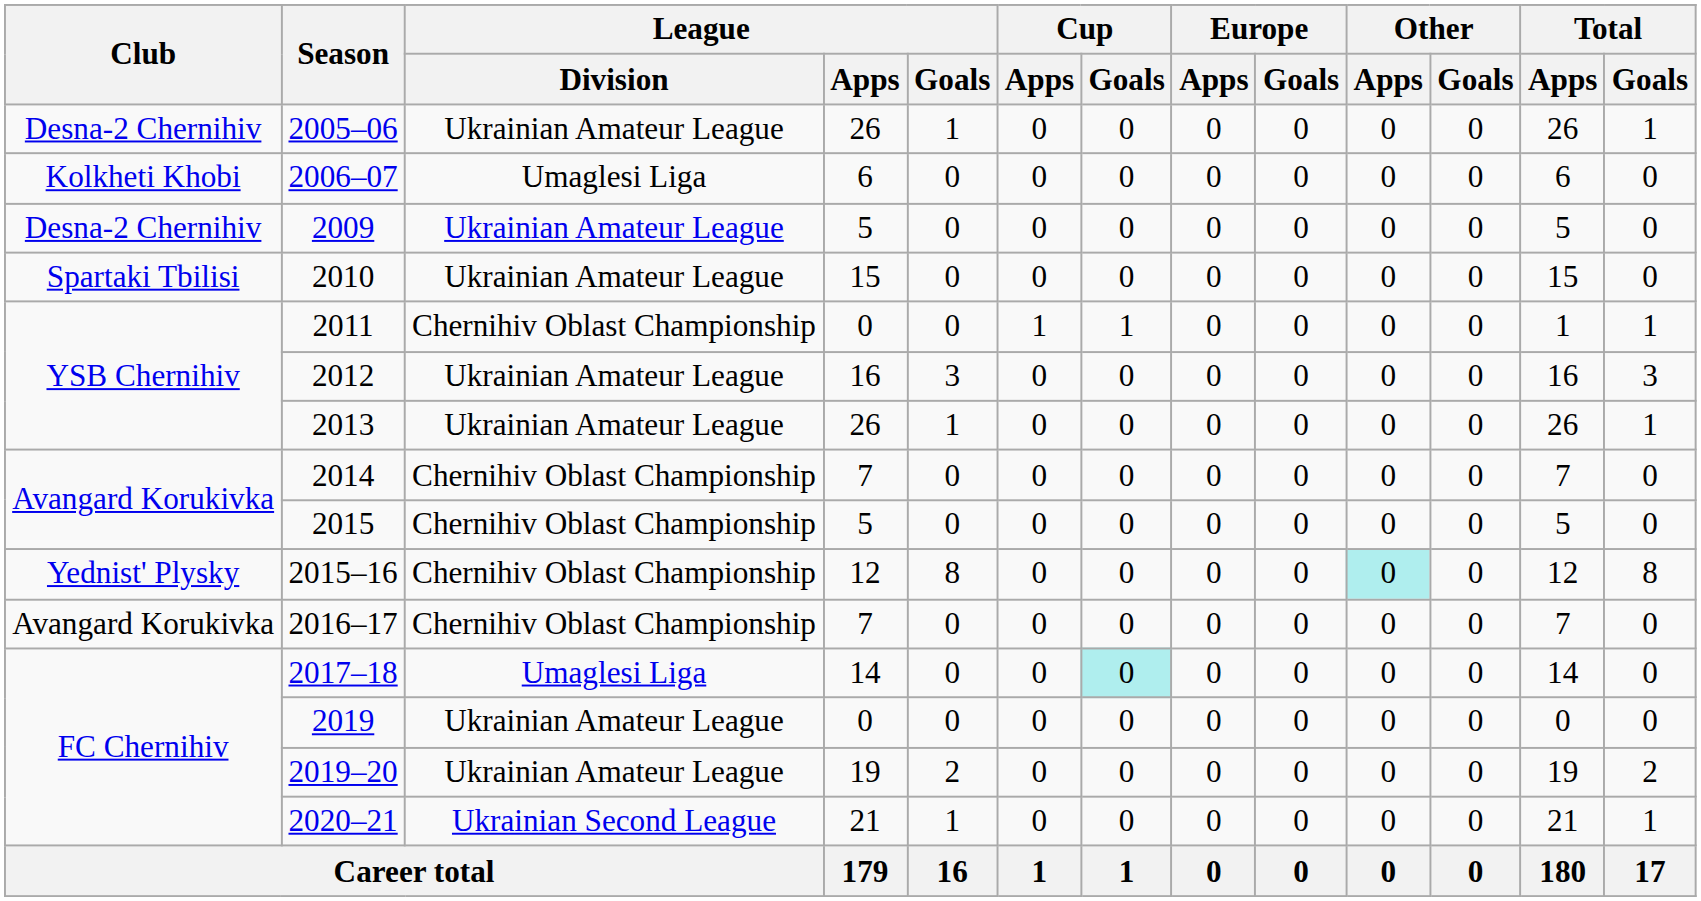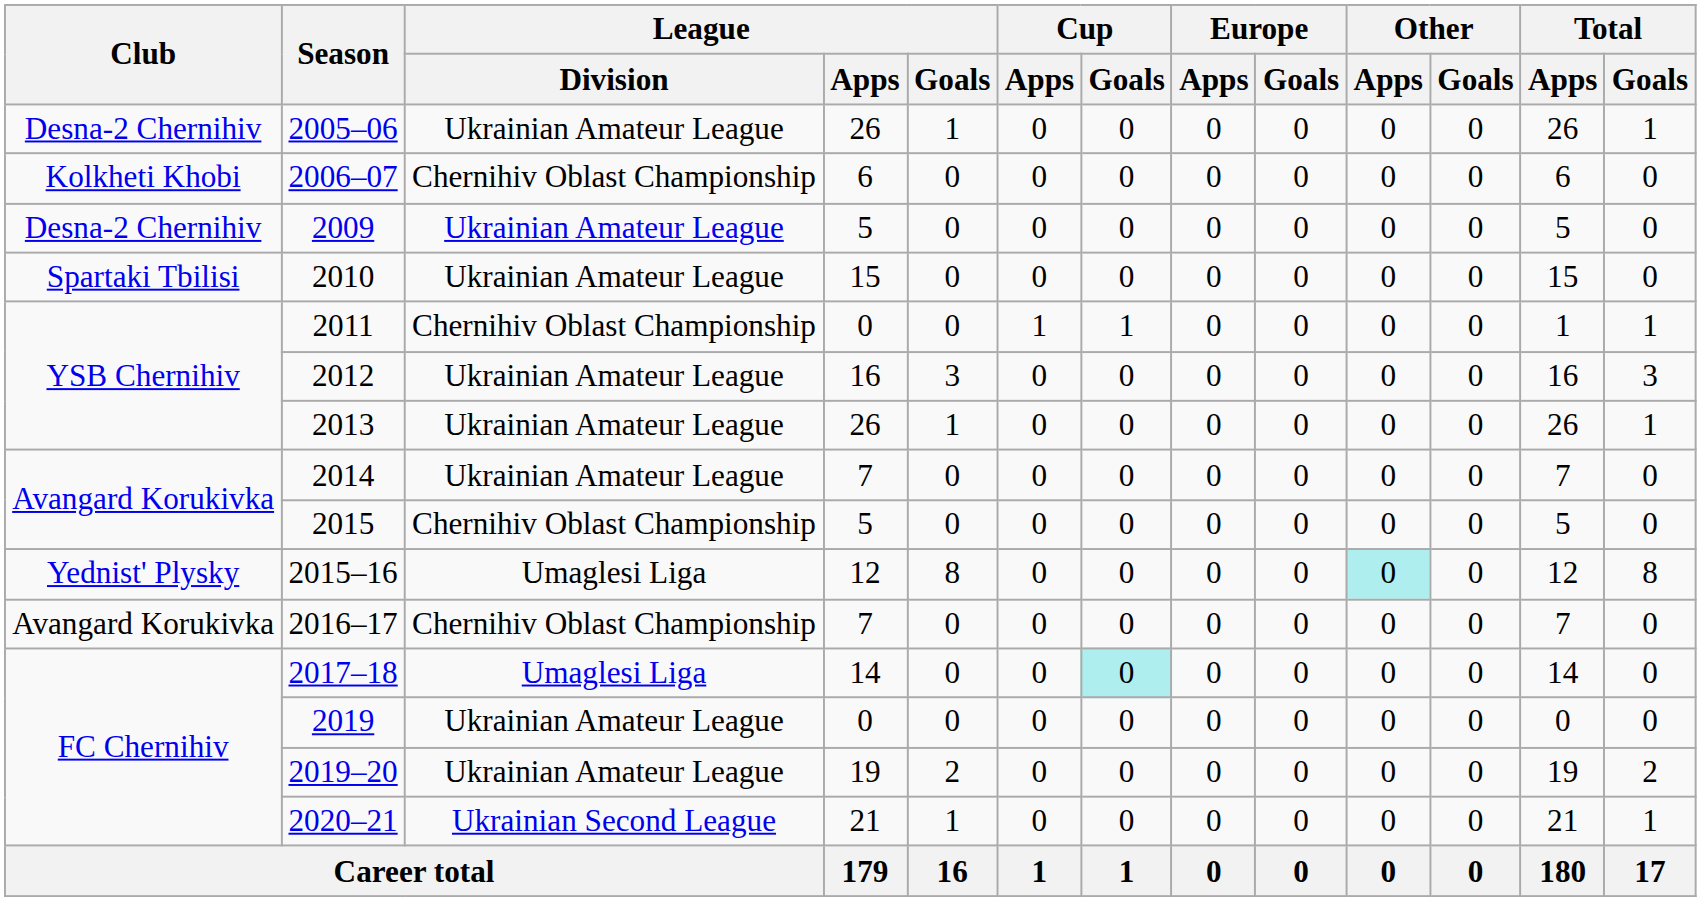(614, 177) Umaglesi Liga -> (614, 177) Chernihiv Oblast Championship
(614, 474) Chernihiv Oblast Championship -> (614, 474) Ukrainian Amateur League
(614, 573) Chernihiv Oblast Championship -> (614, 573) Umaglesi Liga
